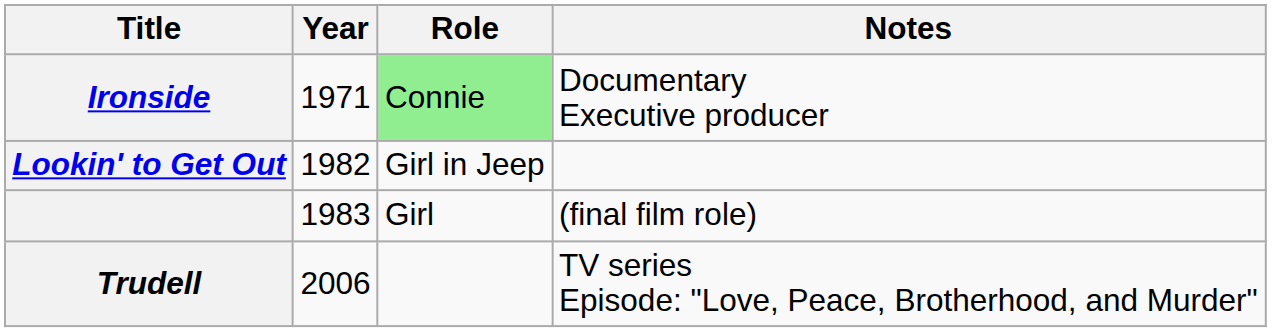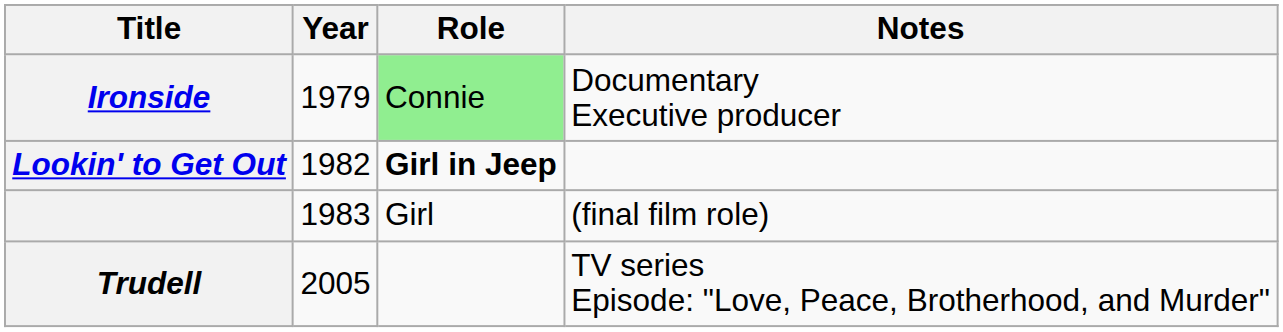(335, 97) 1971 -> (335, 97) 1979
(465, 164) normal -> (471, 164) bold
(335, 282) 2006 -> (335, 282) 2005
